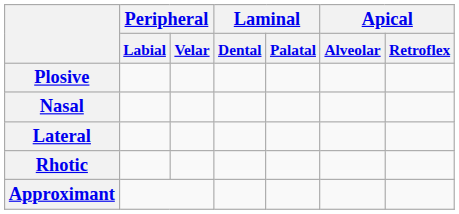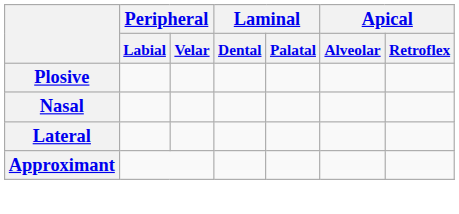- row: (62, 164)
